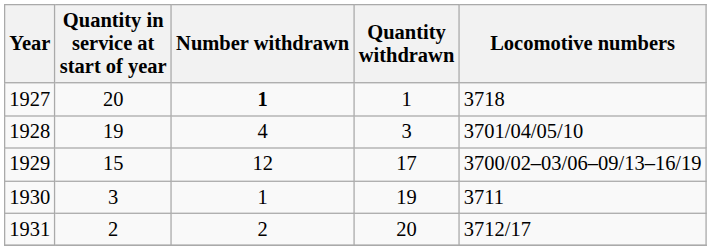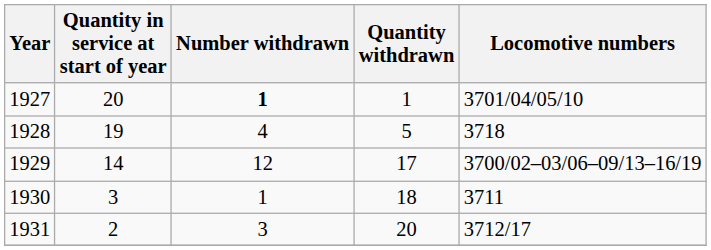(484, 99) 3718 -> (523, 99) 3701/04/05/10
(406, 131) 3 -> (406, 131) 5
(523, 131) 3701/04/05/10 -> (484, 131) 3718
(113, 164) 15 -> (113, 164) 14
(406, 196) 19 -> (406, 196) 18
(263, 229) 2 -> (263, 229) 3
